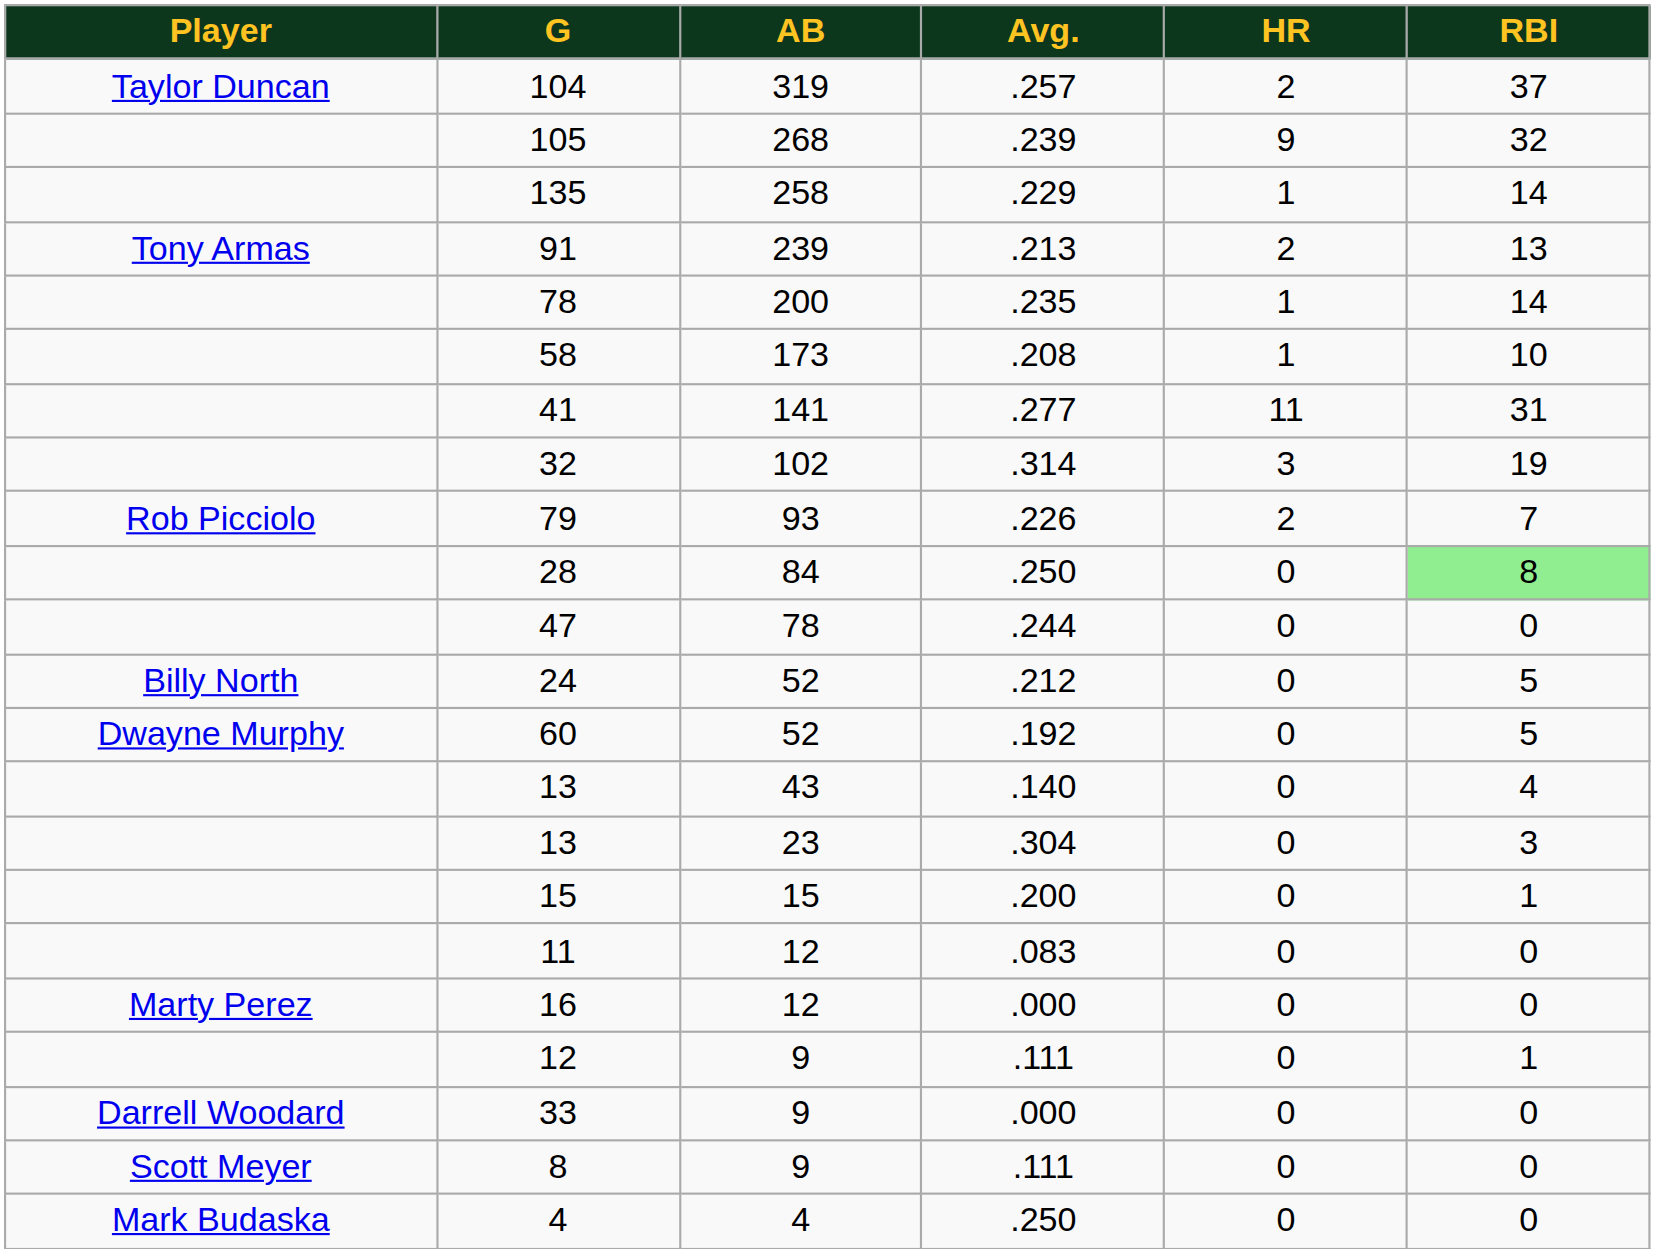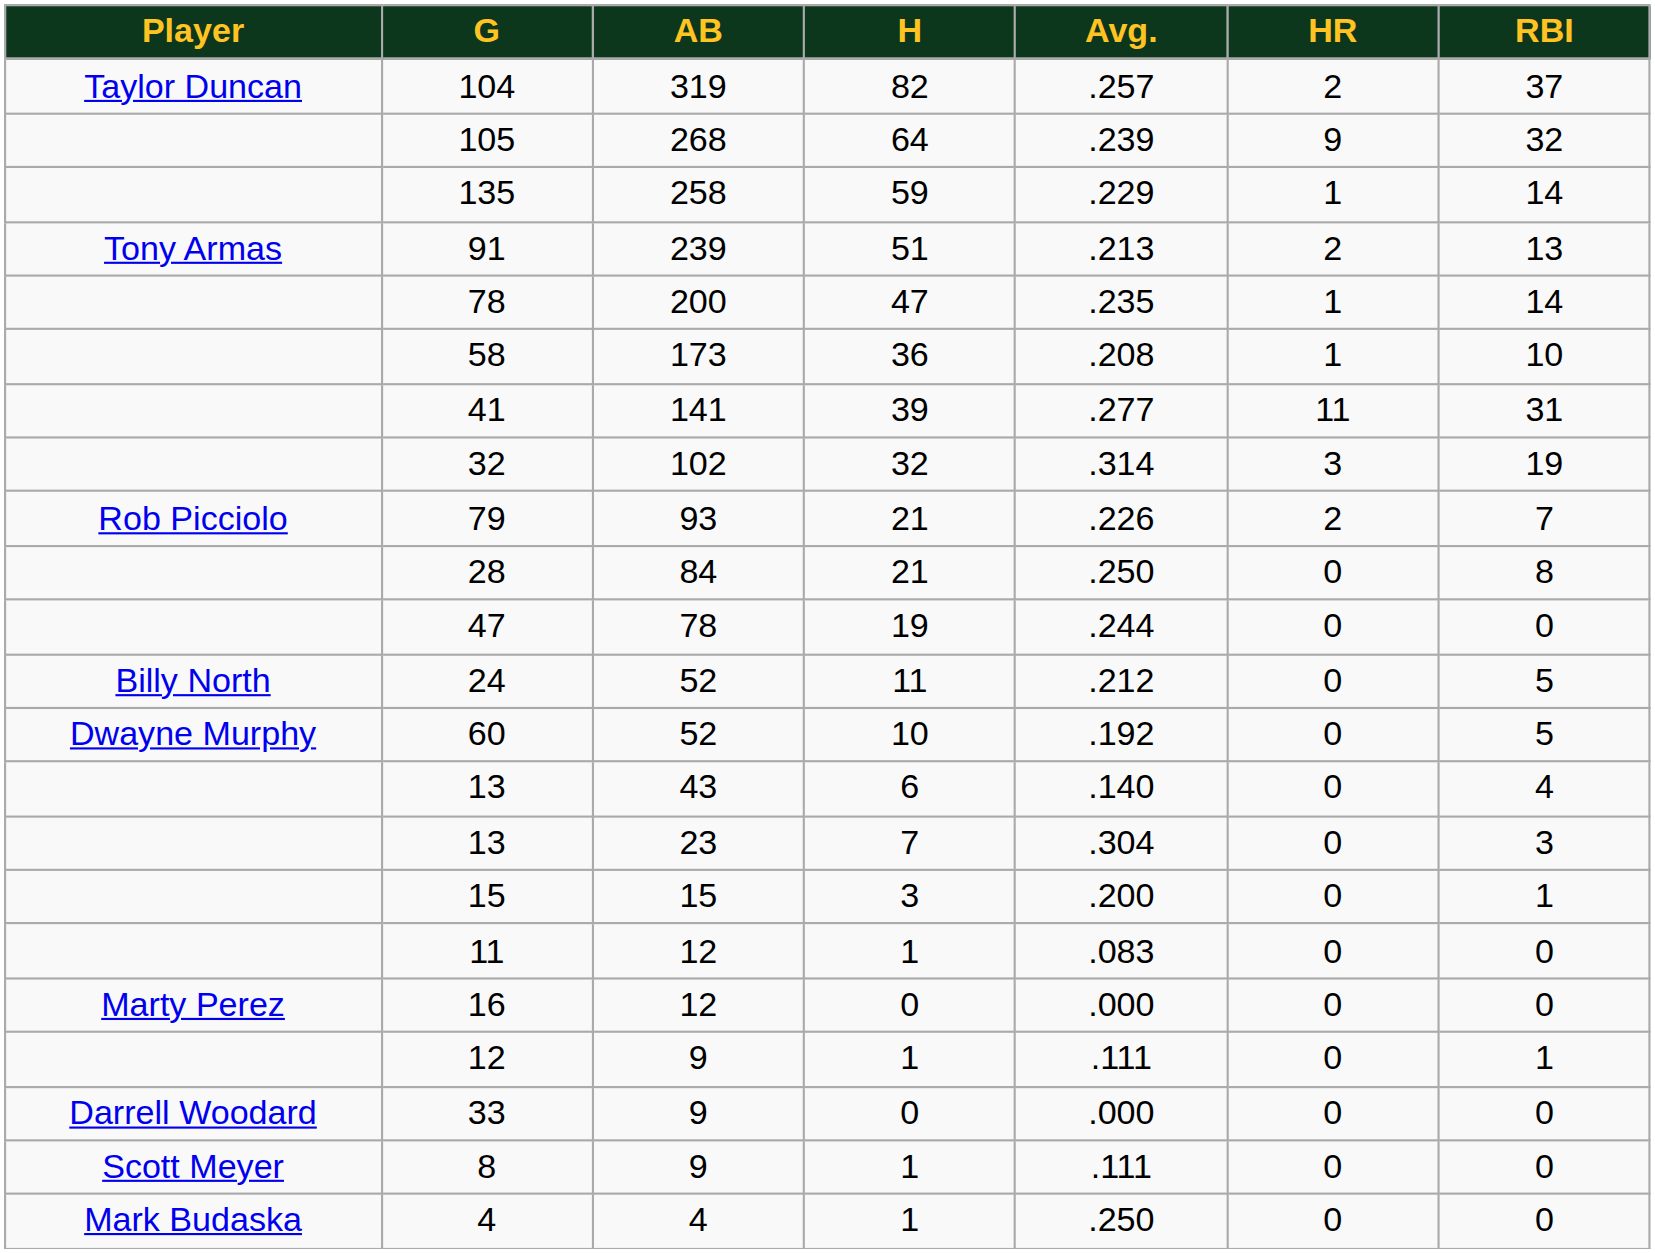+ column: (910, 31)
(1529, 572) lightgreen background -> (1544, 572) no background
